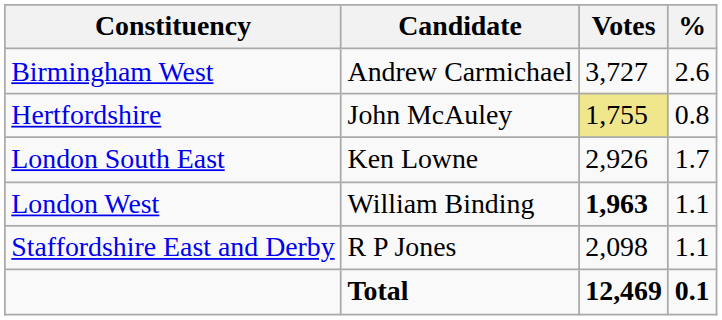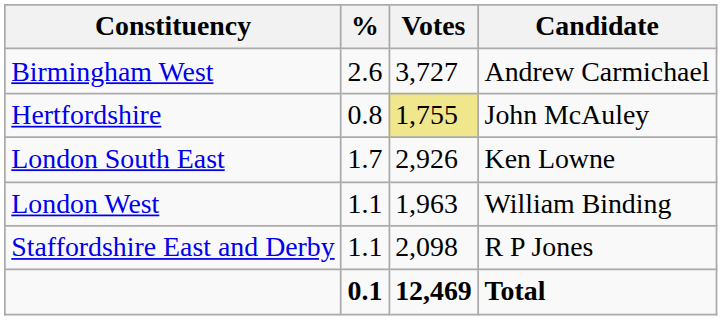columns swapped: (460, 26) <-> (692, 26)
(617, 203) bold -> (426, 203) normal
